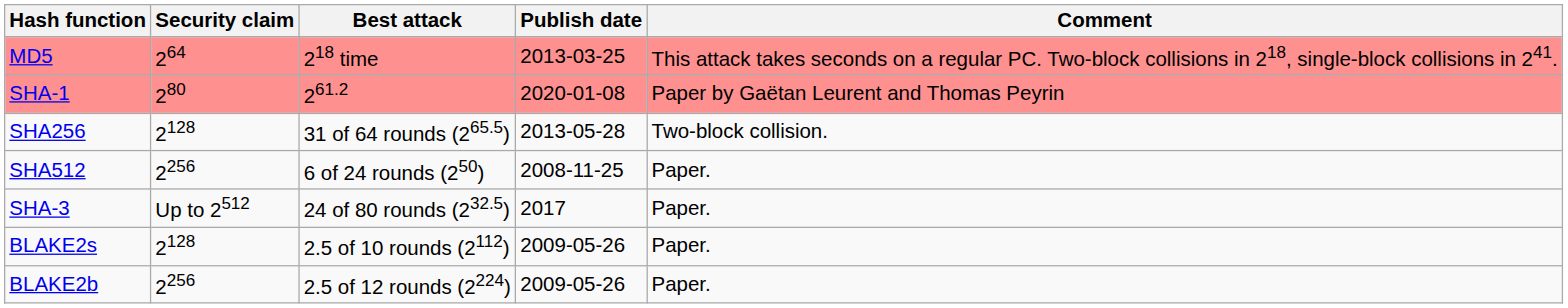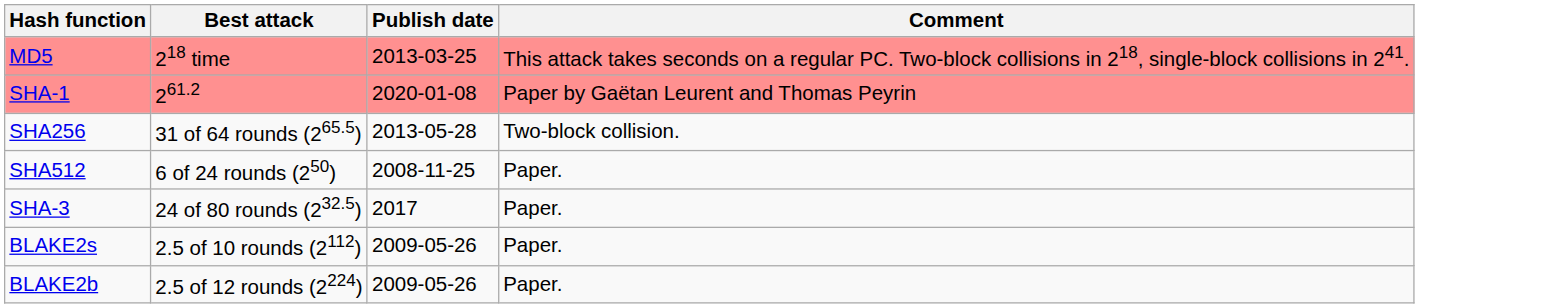- column: (225, 20)
